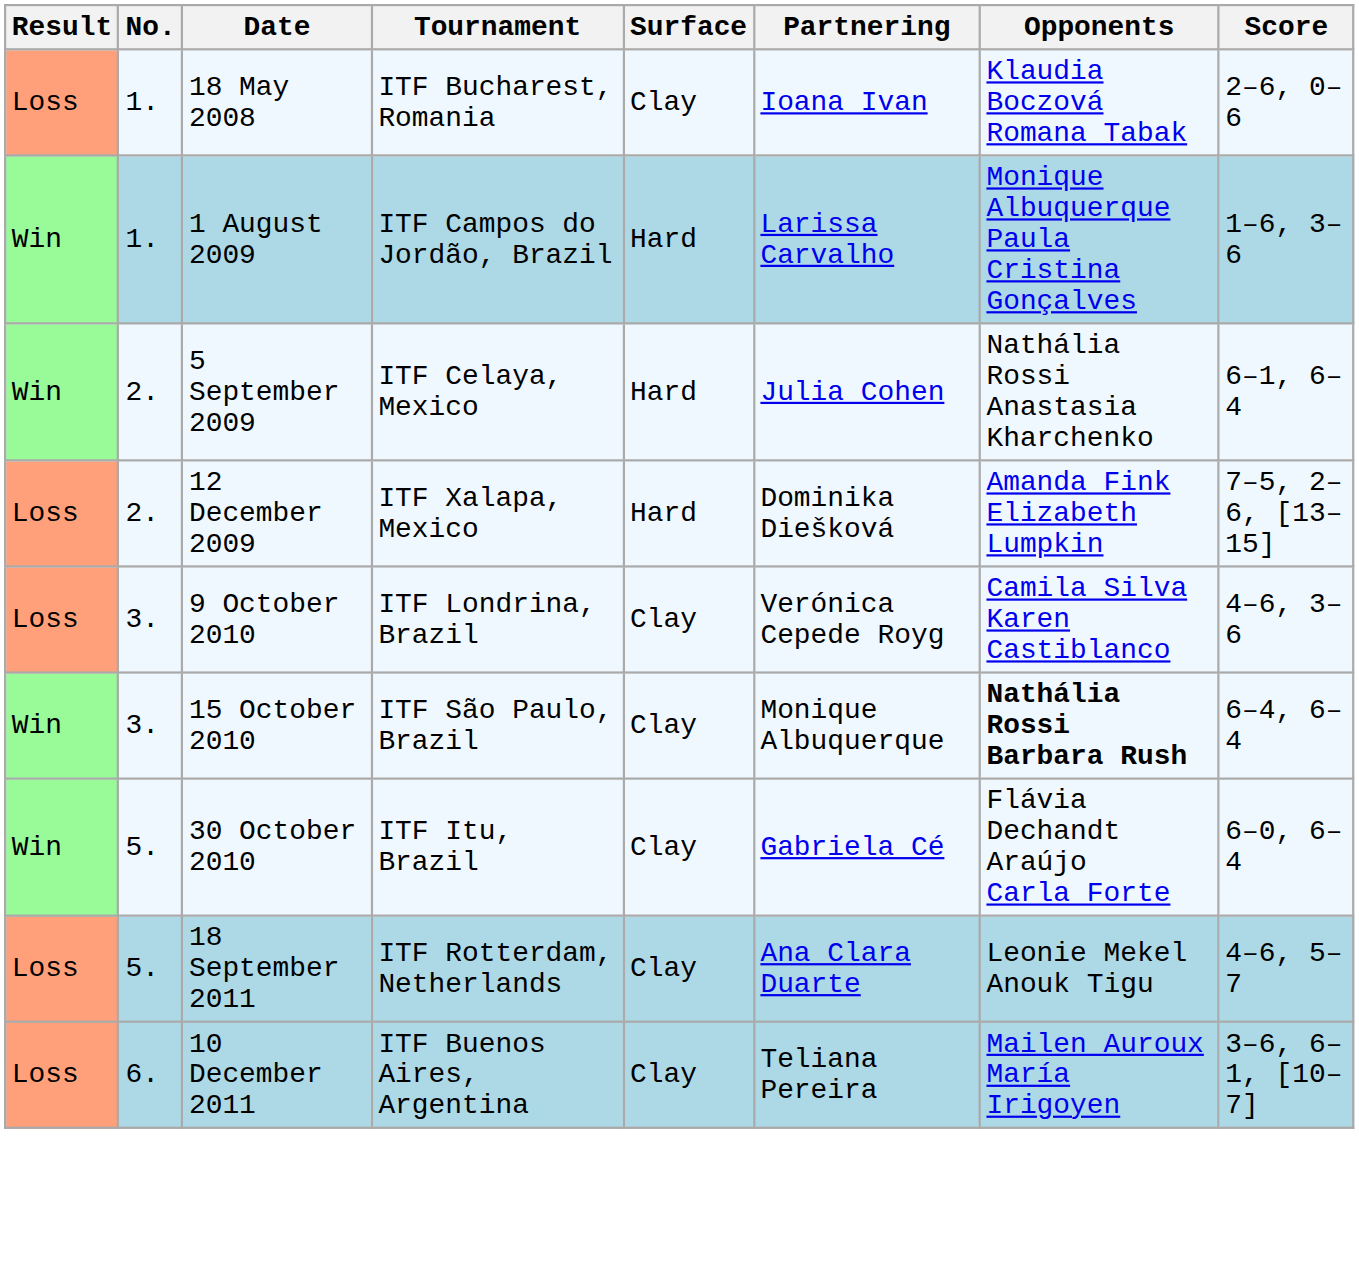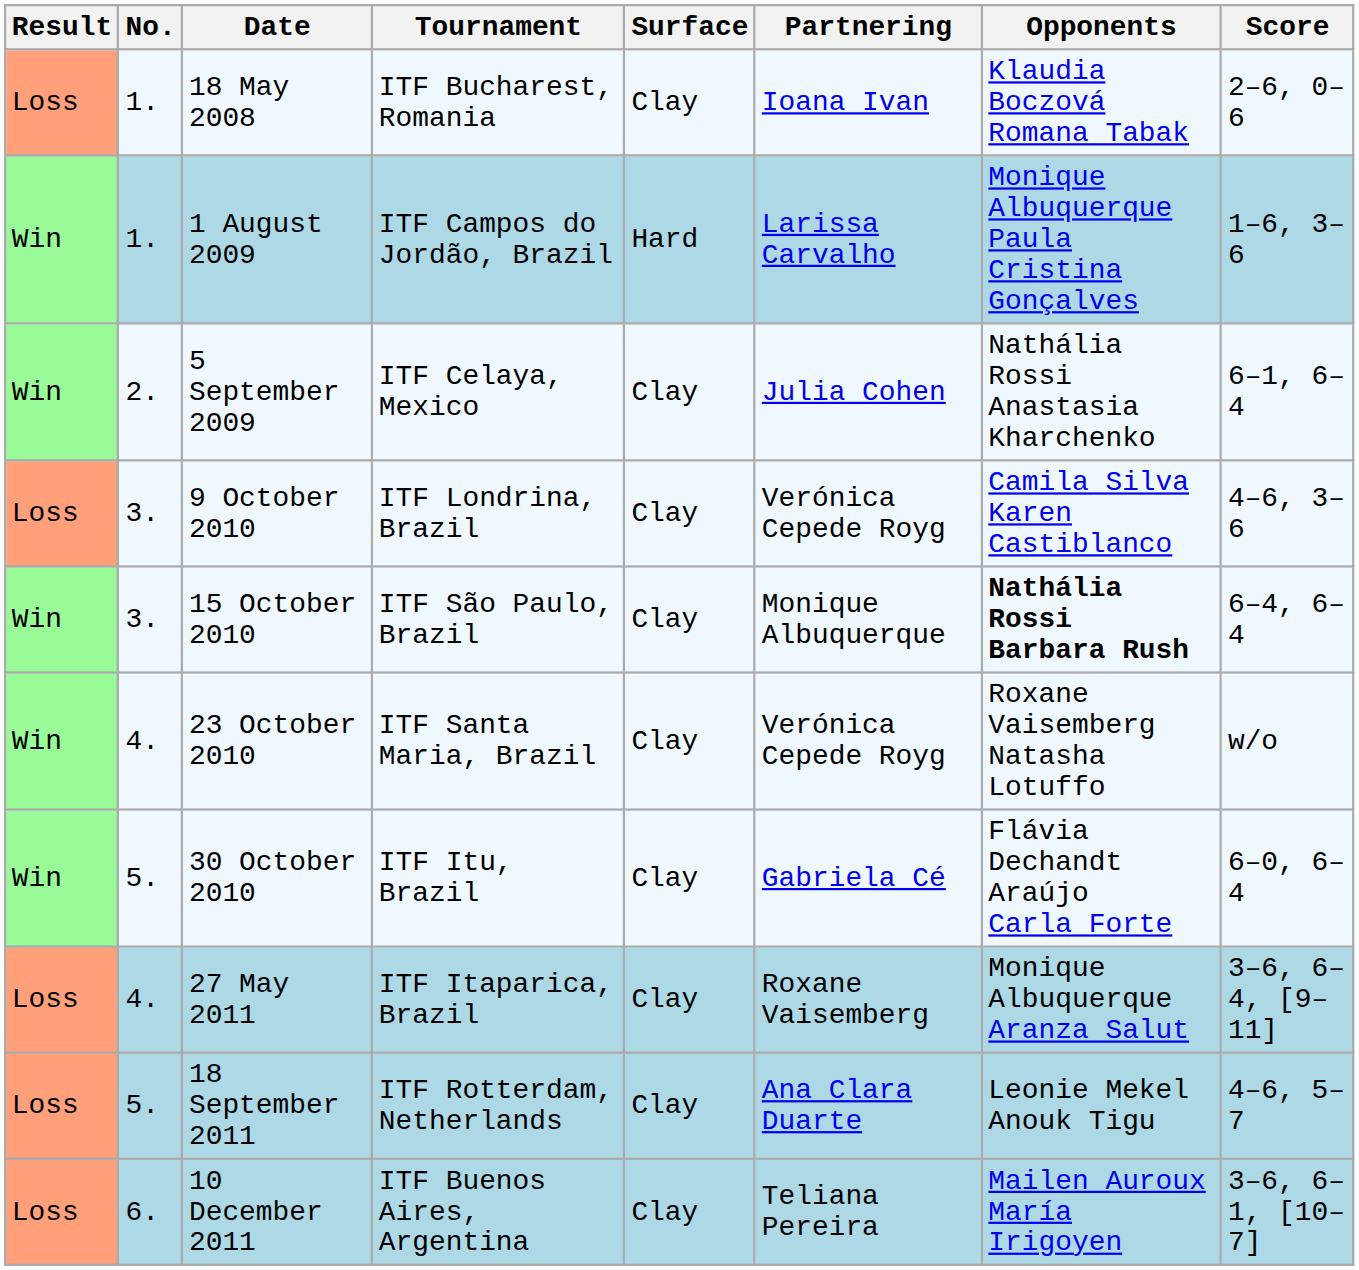(663, 392) Hard -> (665, 392) Clay
- row: (256, 513)
+ row: (273, 741)
+ row: (239, 1000)
